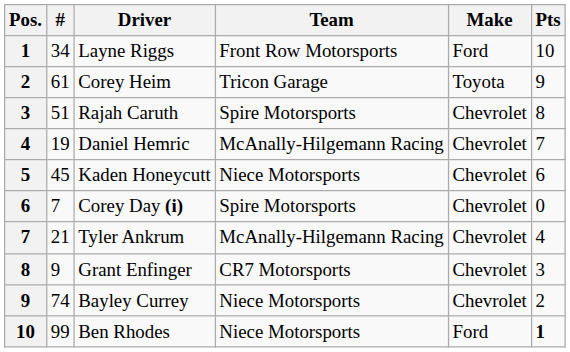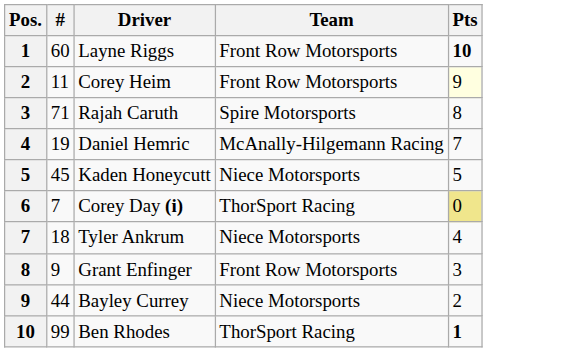- column: (490, 20)
(60, 51) 34 -> (60, 51) 60
(545, 51) normal -> (462, 51) bold
(60, 82) 61 -> (60, 82) 11
(274, 82) Tricon Garage -> (308, 82) Front Row Motorsports
(540, 82) no background -> (457, 82) lightyellow background
(60, 113) 51 -> (60, 113) 71
(540, 175) 6 -> (457, 175) 5
(288, 206) Spire Motorsports -> (287, 206) ThorSport Racing
(540, 206) no background -> (457, 206) khaki background
(60, 237) 21 -> (60, 237) 18
(332, 237) McAnally-Hilgemann Racing -> (290, 237) Niece Motorsports
(285, 268) CR7 Motorsports -> (308, 268) Front Row Motorsports
(60, 299) 74 -> (60, 299) 44
(290, 331) Niece Motorsports -> (287, 331) ThorSport Racing
